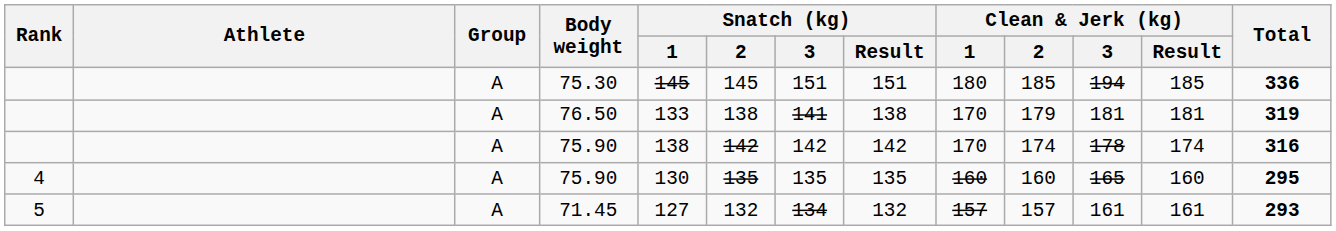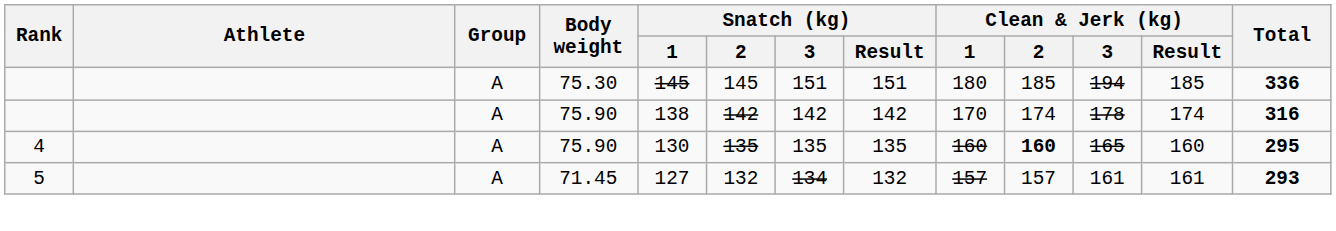- row: (39, 115)
(1038, 178) normal -> (1038, 147) bold
